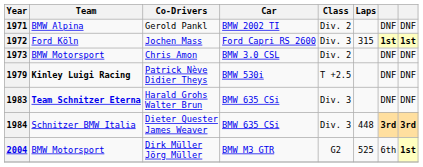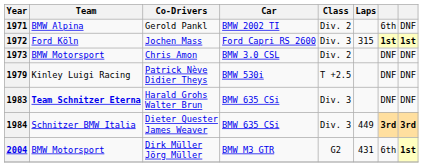(388, 26) DNF -> (388, 26) 6th
(81, 75) bold -> (81, 75) normal
(366, 125) 448 -> (366, 125) 449
(366, 149) 525 -> (366, 149) 431
